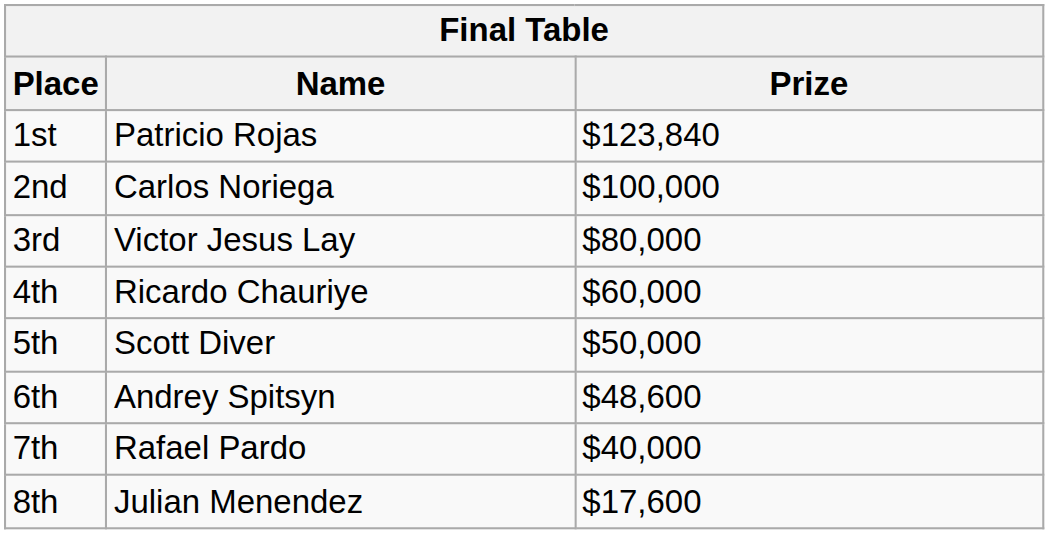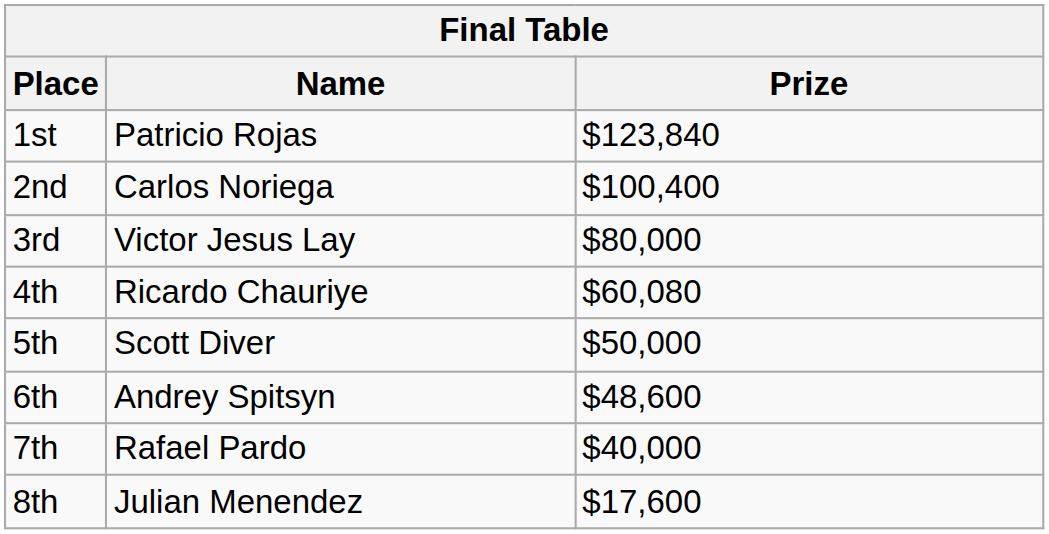(651, 187) $100,000 -> (651, 187) $100,400
(642, 291) $60,000 -> (642, 291) $60,080
